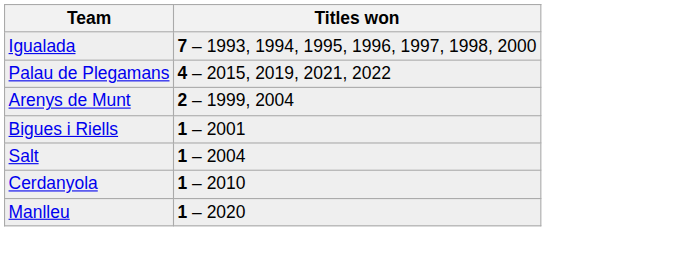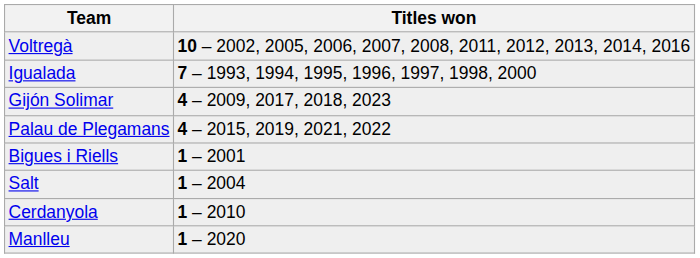+ row: (41, 45)
+ row: (61, 101)
- row: (70, 101)
